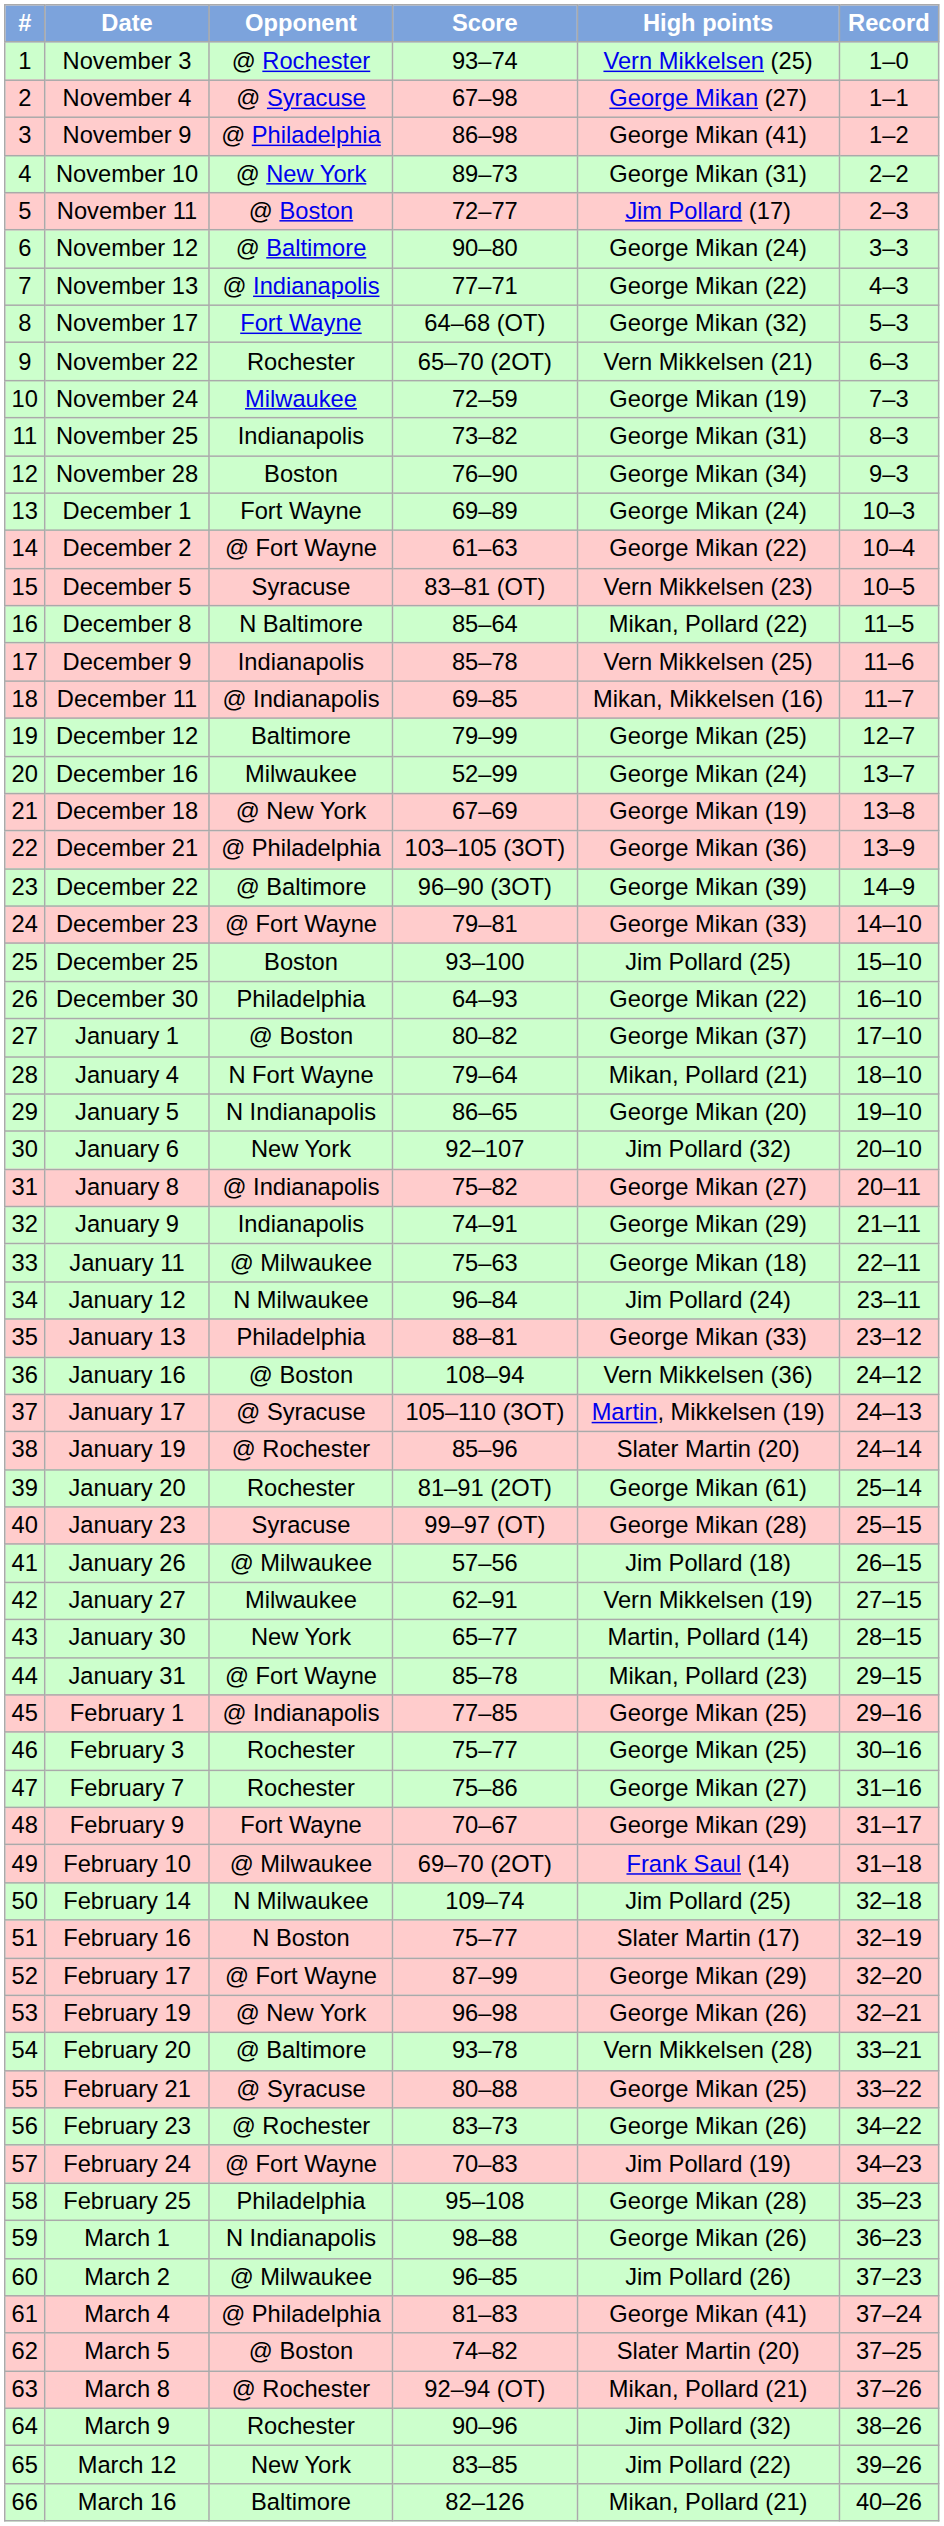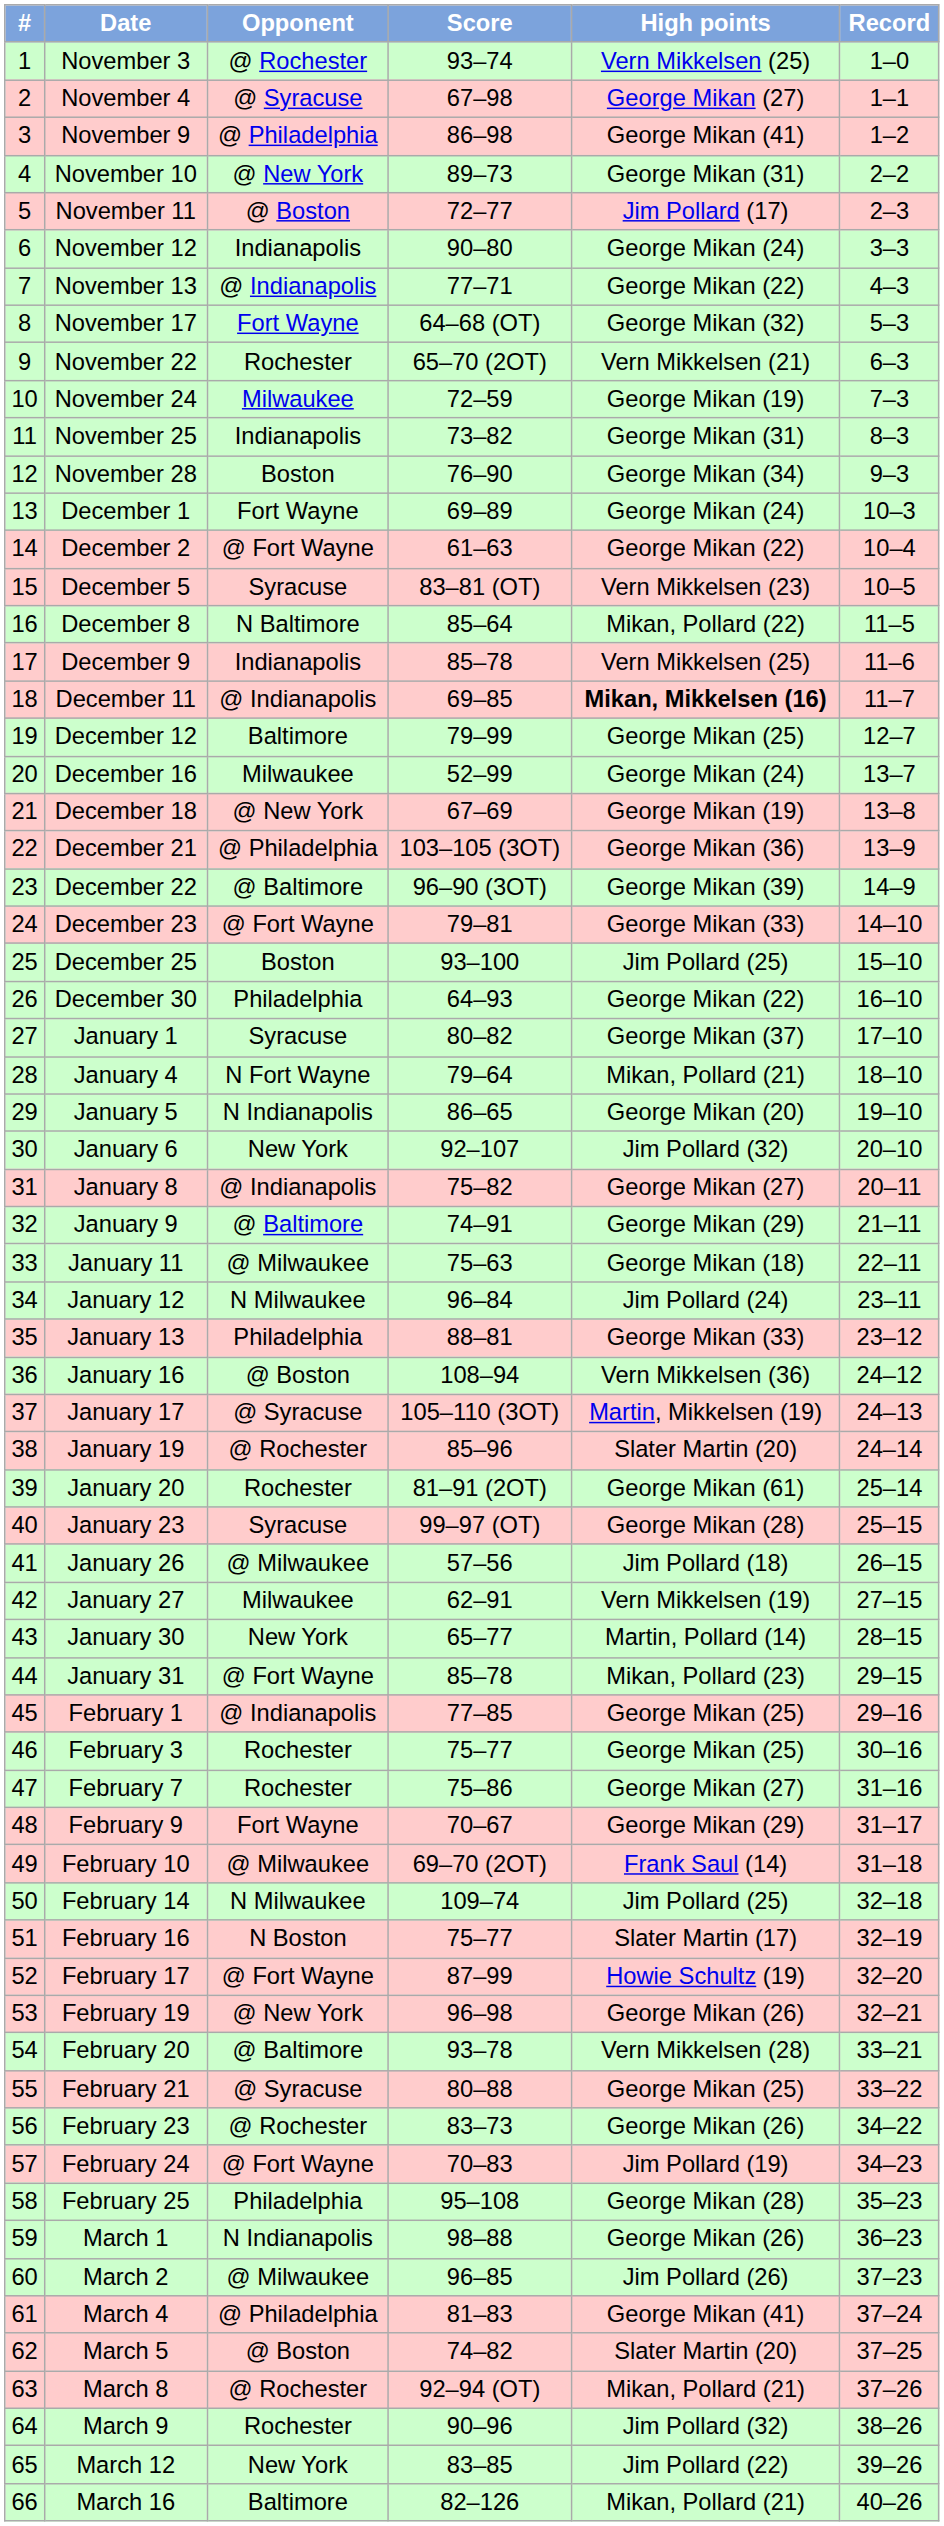(301, 248) @ Baltimore -> (298, 248) Indianapolis
(708, 699) normal -> (706, 699) bold
(301, 1037) @ Boston -> (298, 1037) Syracuse
(301, 1225) Indianapolis -> (298, 1225) @ Baltimore
(708, 1976) George Mikan (29) -> (706, 1976) Howie Schultz (19)
